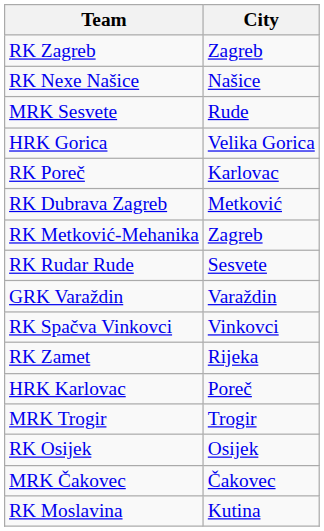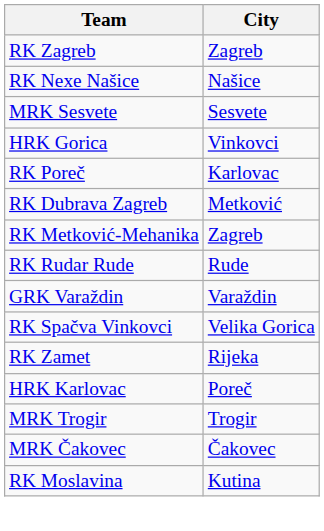(228, 111) Rude -> (237, 111) Sesvete
(261, 142) Velika Gorica -> (243, 142) Vinkovci
(237, 265) Sesvete -> (228, 265) Rude
(243, 326) Vinkovci -> (261, 326) Velika Gorica
- row: (50, 449)
